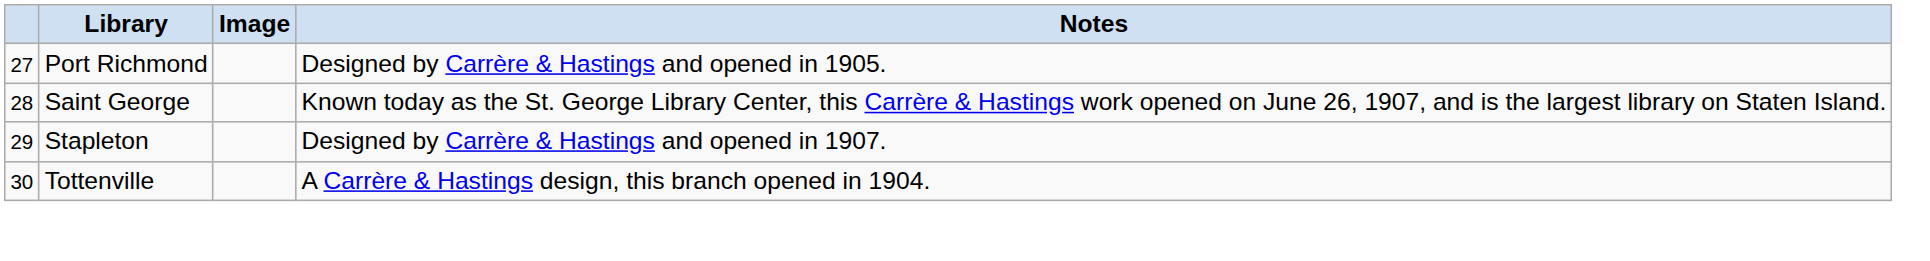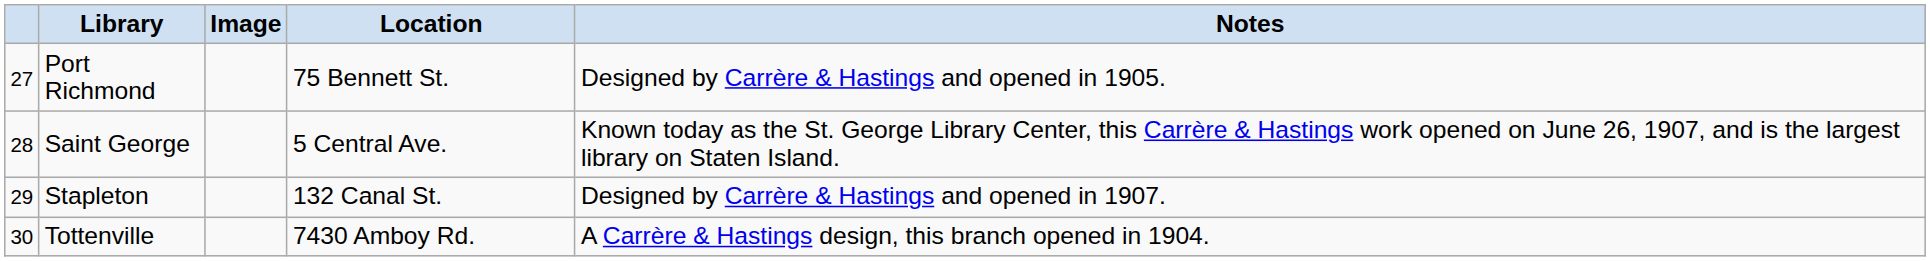+ column: (431, 24)
